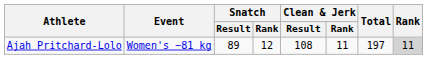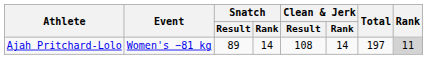(267, 45) 12 -> (267, 45) 14
(342, 45) 11 -> (342, 45) 14
